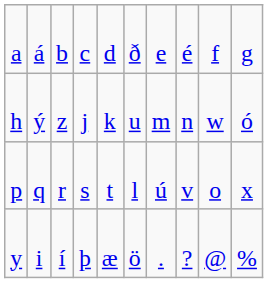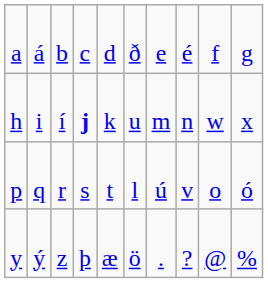(39, 121) ý -> (39, 121) i
(62, 121) z -> (62, 121) í
(85, 121) normal -> (85, 121) bold
(247, 121) ó -> (247, 121) x
(247, 189) x -> (247, 189) ó
(39, 257) i -> (39, 257) ý
(62, 257) í -> (62, 257) z
